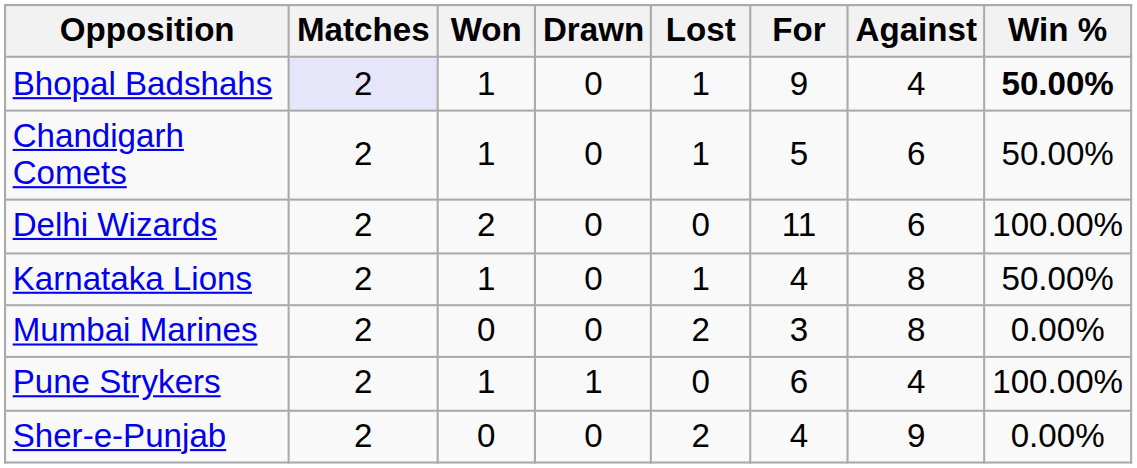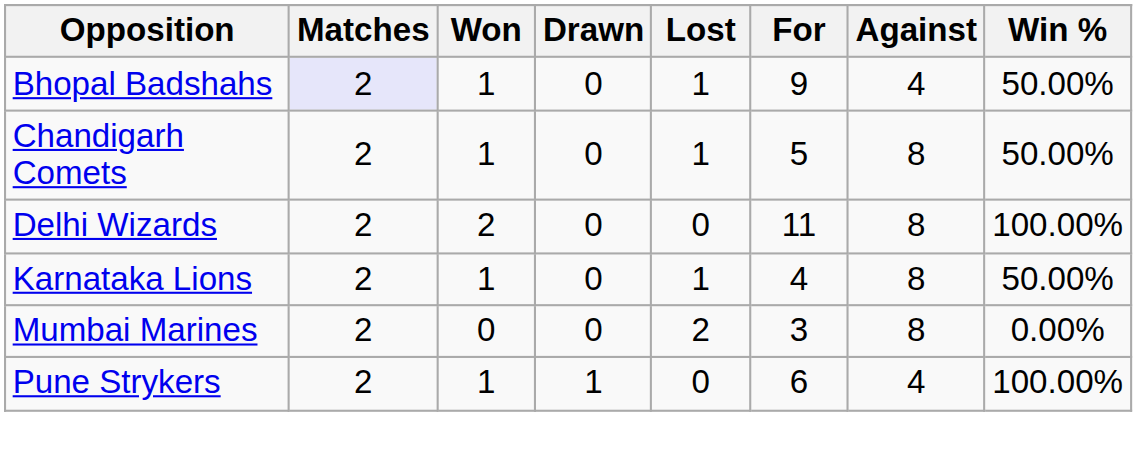(1058, 83) bold -> (1058, 83) normal
(916, 154) 6 -> (916, 154) 8
(916, 225) 6 -> (916, 225) 8
- row: (119, 435)
